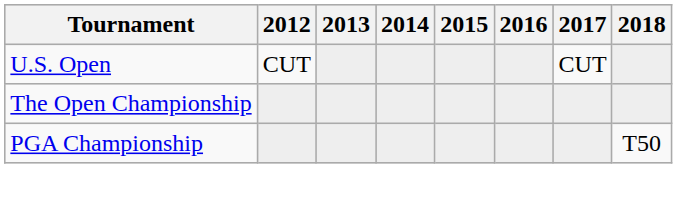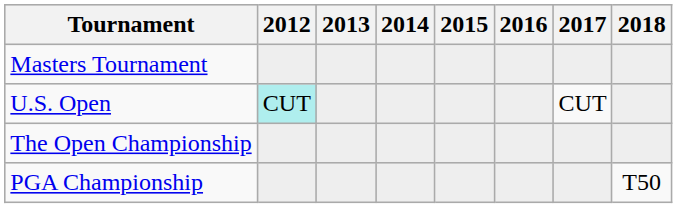+ row: (109, 64)
(287, 64) no background -> (287, 103) paleturquoise background
